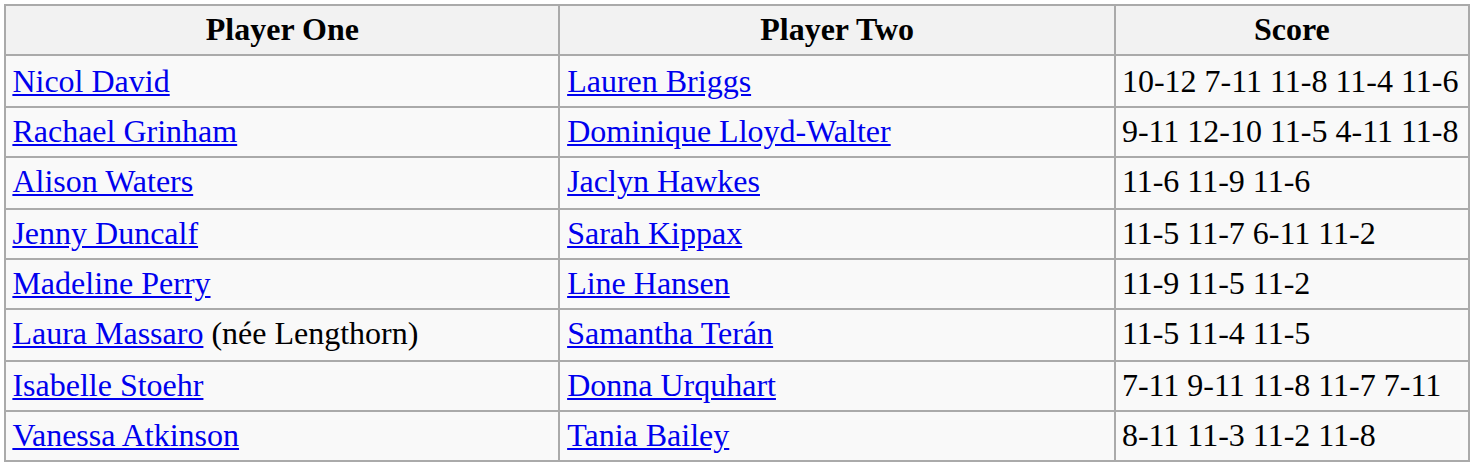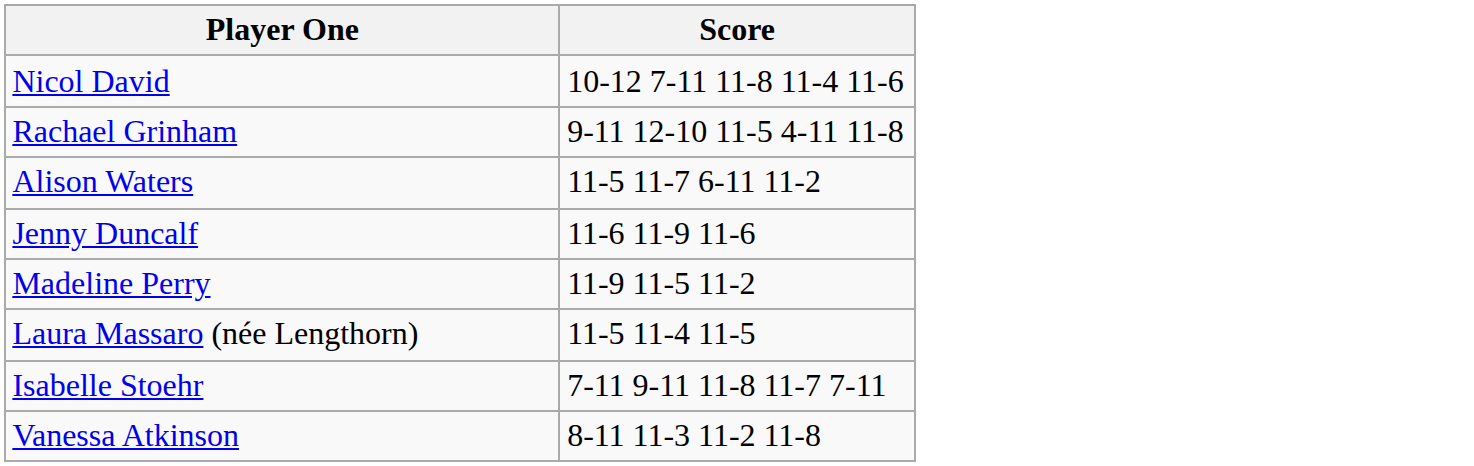- column: (837, 29)
(1216, 182) 11-6 11-9 11-6 -> (694, 182) 11-5 11-7 6-11 11-2
(1249, 232) 11-5 11-7 6-11 11-2 -> (661, 232) 11-6 11-9 11-6
